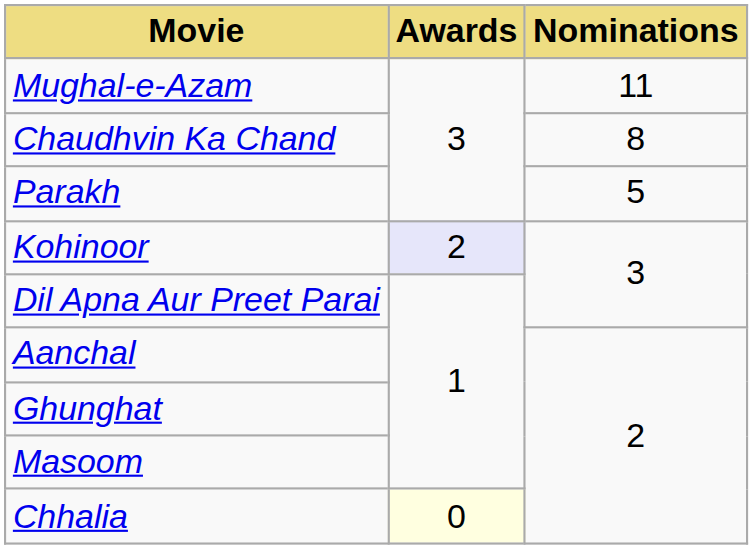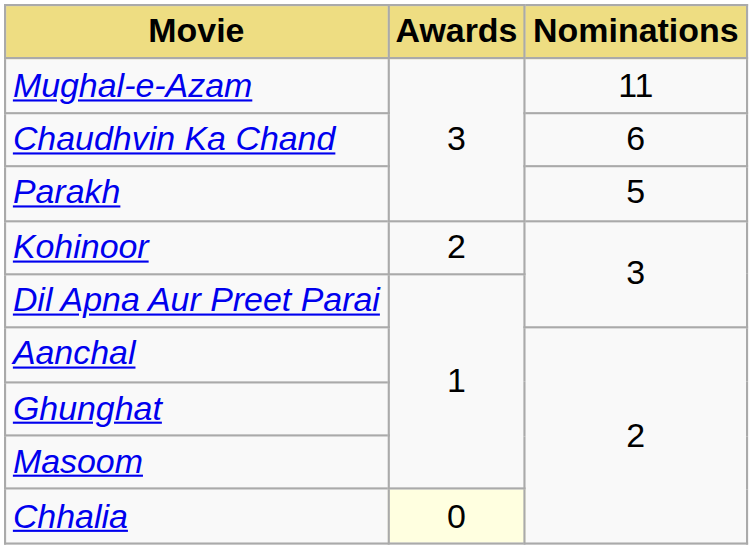(636, 138) 8 -> (636, 138) 6
(456, 246) lavender background -> (456, 246) no background
